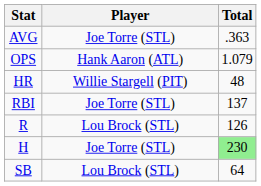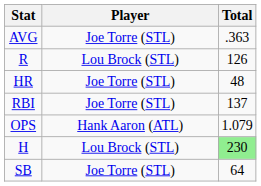rows swapped: (23, 59) <-> (23, 125)
(130, 81) Willie Stargell (PIT) -> (130, 81) Joe Torre (STL)
(130, 147) Joe Torre (STL) -> (130, 147) Lou Brock (STL)
(130, 170) Lou Brock (STL) -> (130, 170) Joe Torre (STL)
